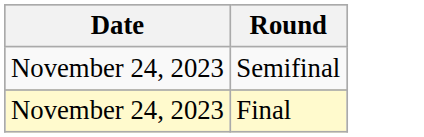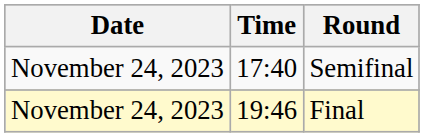+ column: (267, 25)
